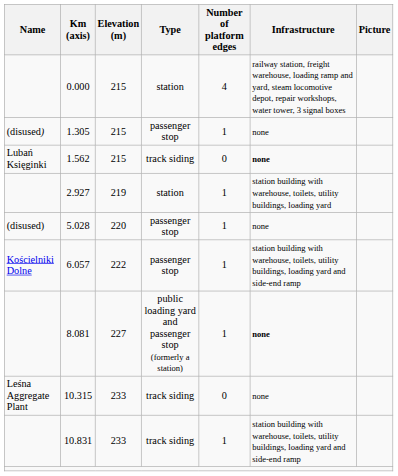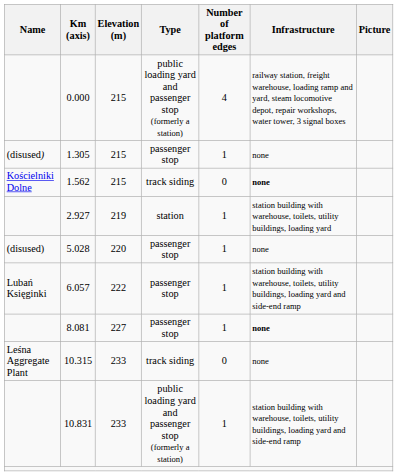(170, 86) station -> (170, 97) public loading yard and passenger stop (formerly a station)
(27, 159) Lubań Księginki -> (30, 182) Kościelniki Dolne
(30, 265) Kościelniki Dolne -> (27, 288) Lubań Księginki
(170, 333) public loading yard and passenger stop (formerly a station) -> (170, 327) passenger stop
(170, 441) track siding -> (170, 423) public loading yard and passenger stop (formerly a station)
